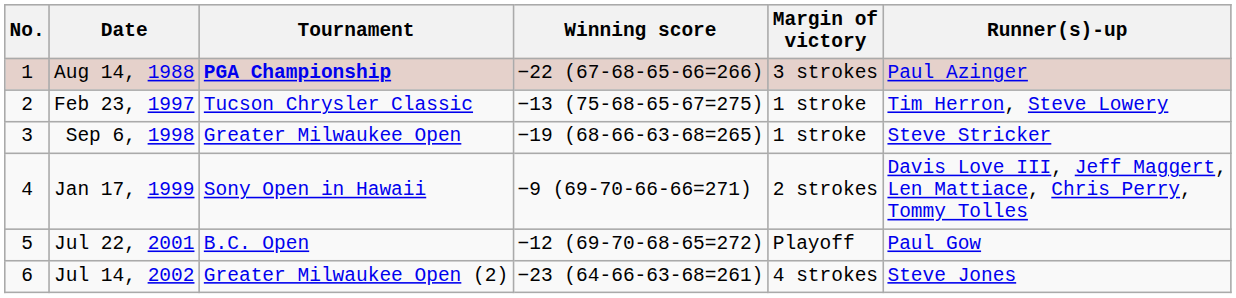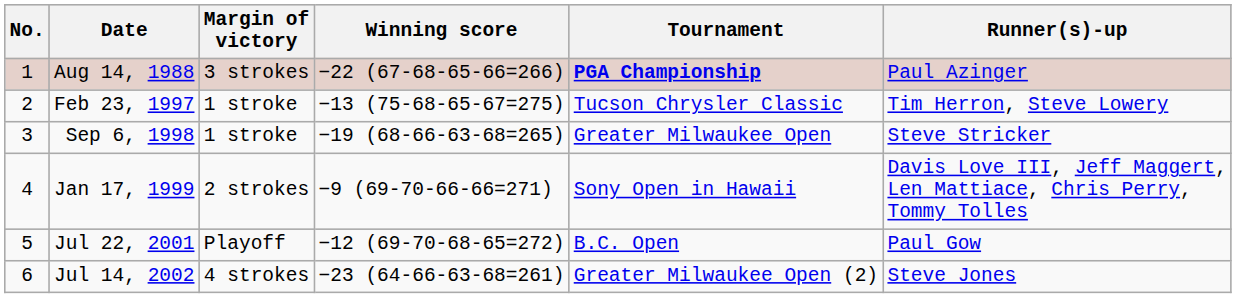columns swapped: (356, 32) <-> (825, 32)
